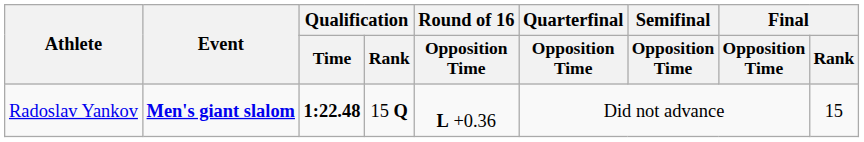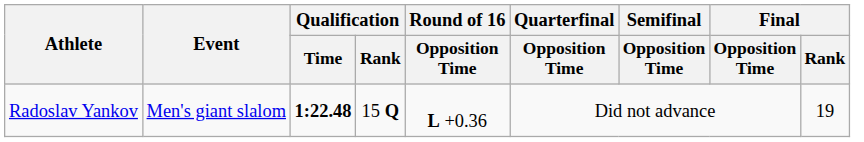(221, 110) bold -> (216, 110) normal
(834, 110) 15 -> (825, 110) 19
